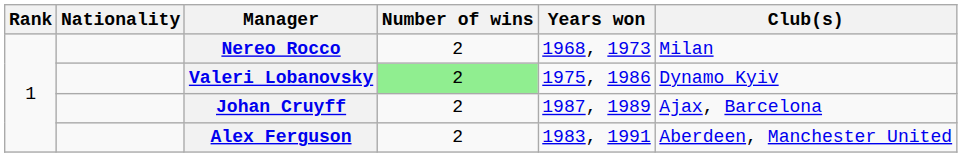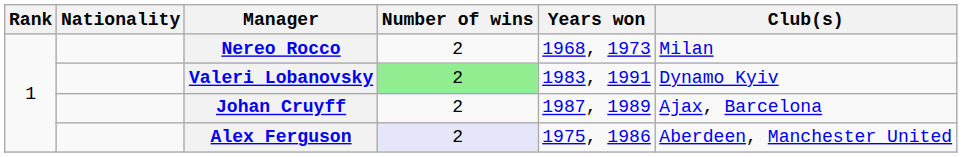(596, 78) 1975, 1986 -> (596, 78) 1983, 1991
(458, 137) no background -> (458, 137) lavender background
(596, 137) 1983, 1991 -> (596, 137) 1975, 1986
